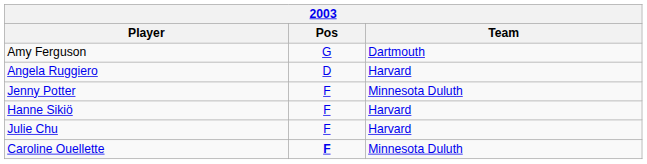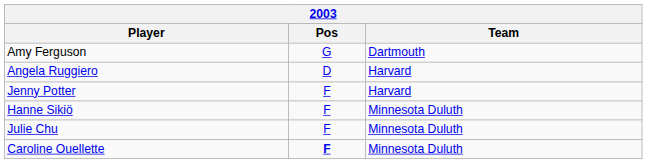(415, 91) Minnesota Duluth -> (390, 91) Harvard
(390, 110) Harvard -> (415, 110) Minnesota Duluth
(390, 129) Harvard -> (415, 129) Minnesota Duluth
